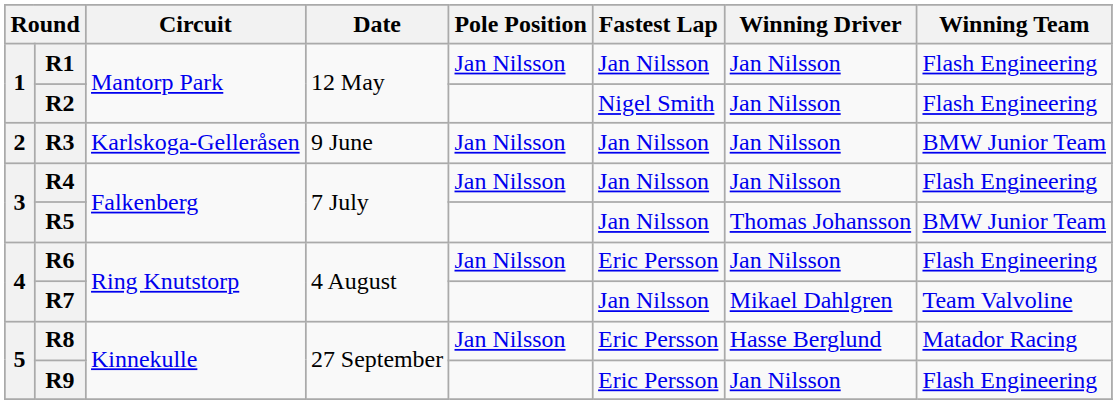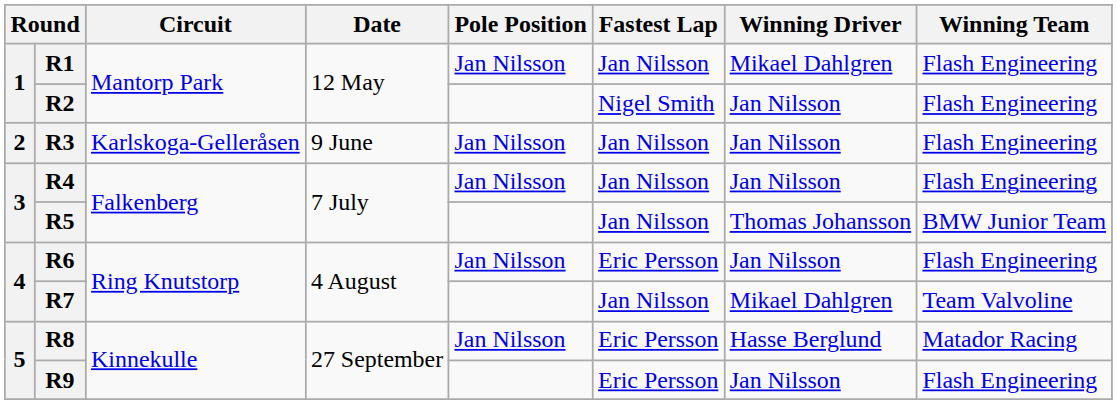(785, 63) Jan Nilsson -> (811, 63) Mikael Dahlgren
(1014, 142) BMW Junior Team -> (1010, 142) Flash Engineering
